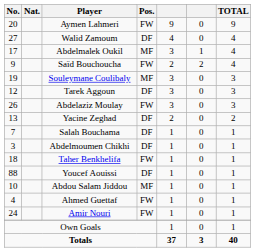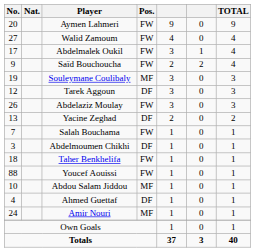(147, 37) DF -> (147, 37) FW
(147, 51) MF -> (147, 51) FW
(147, 132) DF -> (147, 132) FW
(147, 172) DF -> (147, 172) FW
(147, 199) FW -> (147, 199) DF
(147, 213) FW -> (147, 213) MF
